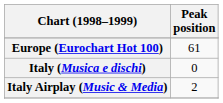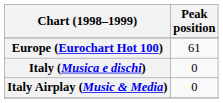(194, 87) 2 -> (194, 87) 0
